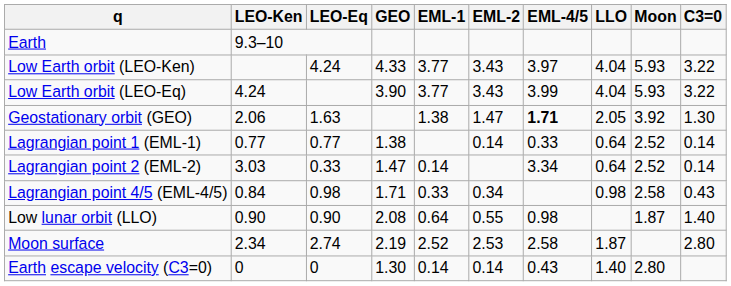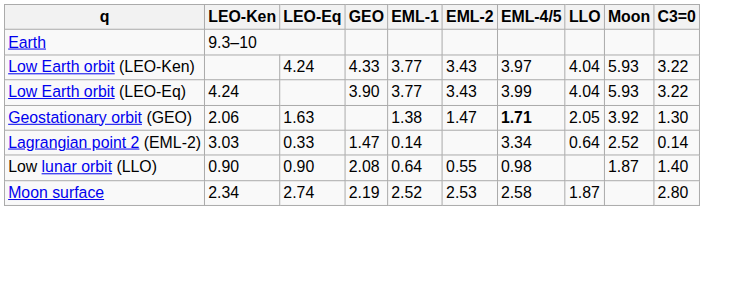- row: (105, 142)
- row: (118, 192)
- row: (110, 268)
